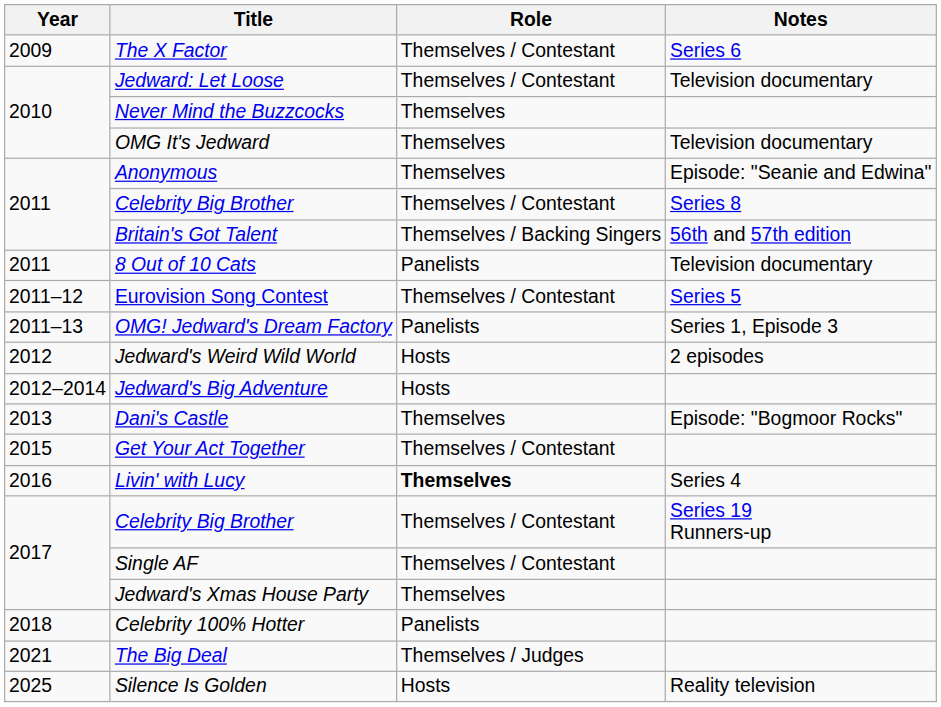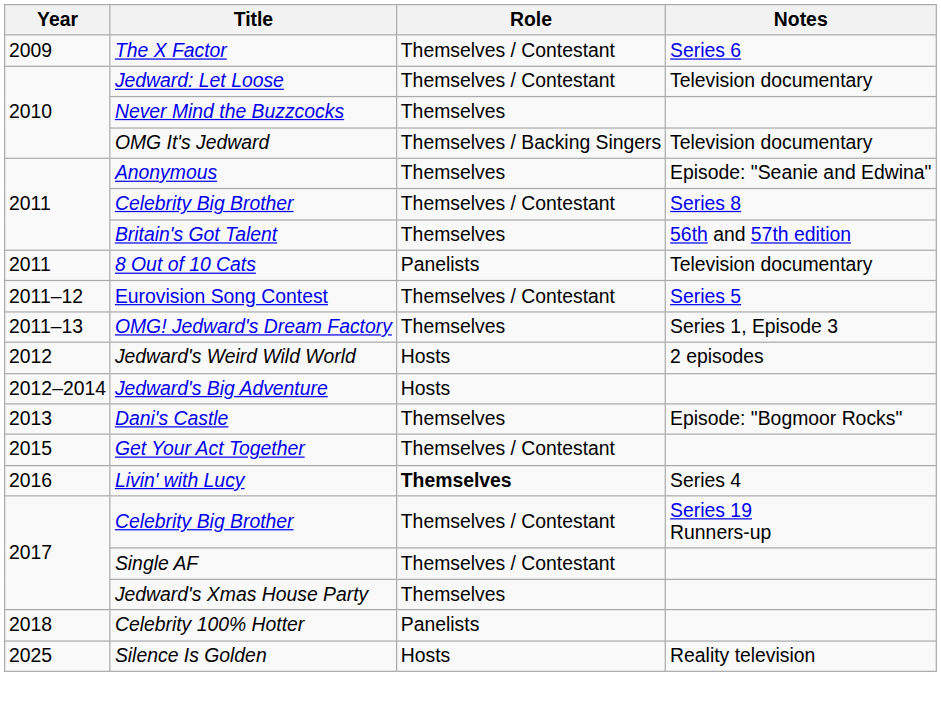(453, 142) Themselves -> (531, 142) Themselves / Backing Singers
(531, 234) Themselves / Backing Singers -> (453, 234) Themselves
(440, 326) Panelists -> (453, 326) Themselves
- row: (31, 655)
